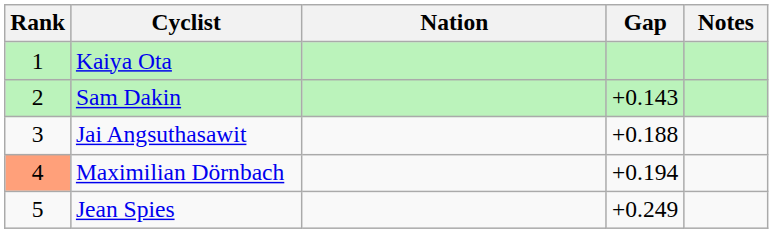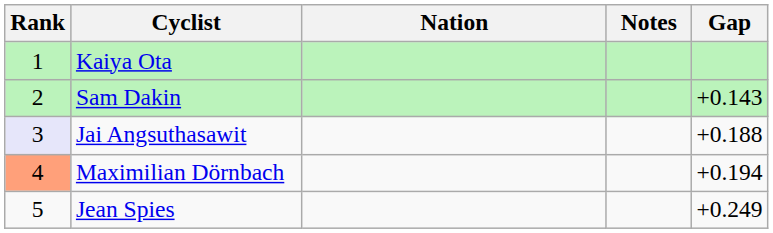columns swapped: (645, 23) <-> (726, 23)
(38, 135) no background -> (38, 135) lavender background
